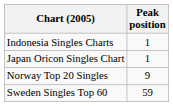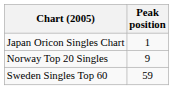- row: (60, 42)
